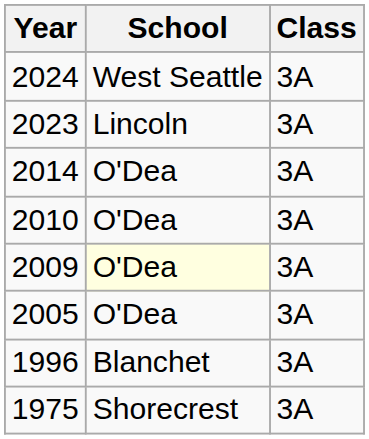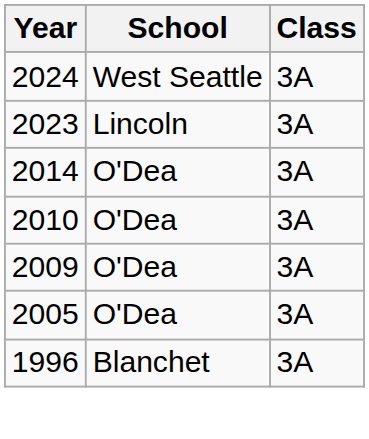(135, 266) lightyellow background -> (135, 266) no background
- row: (45, 409)
